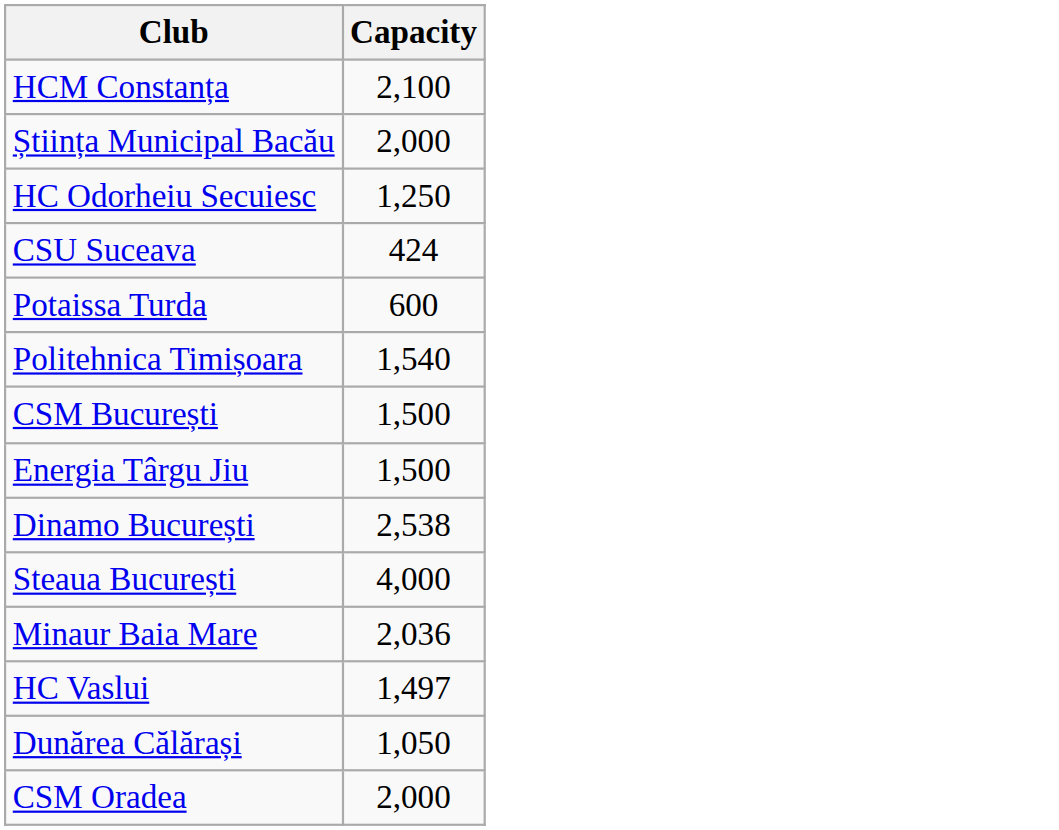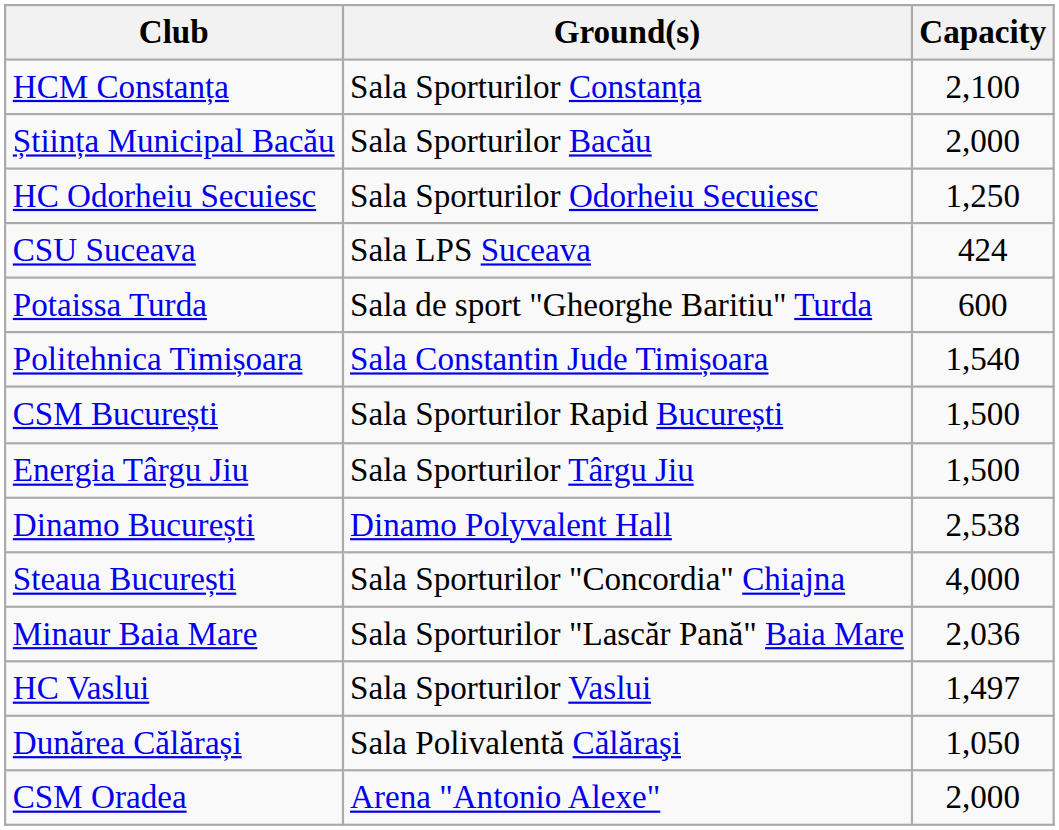+ column: (627, 32)
